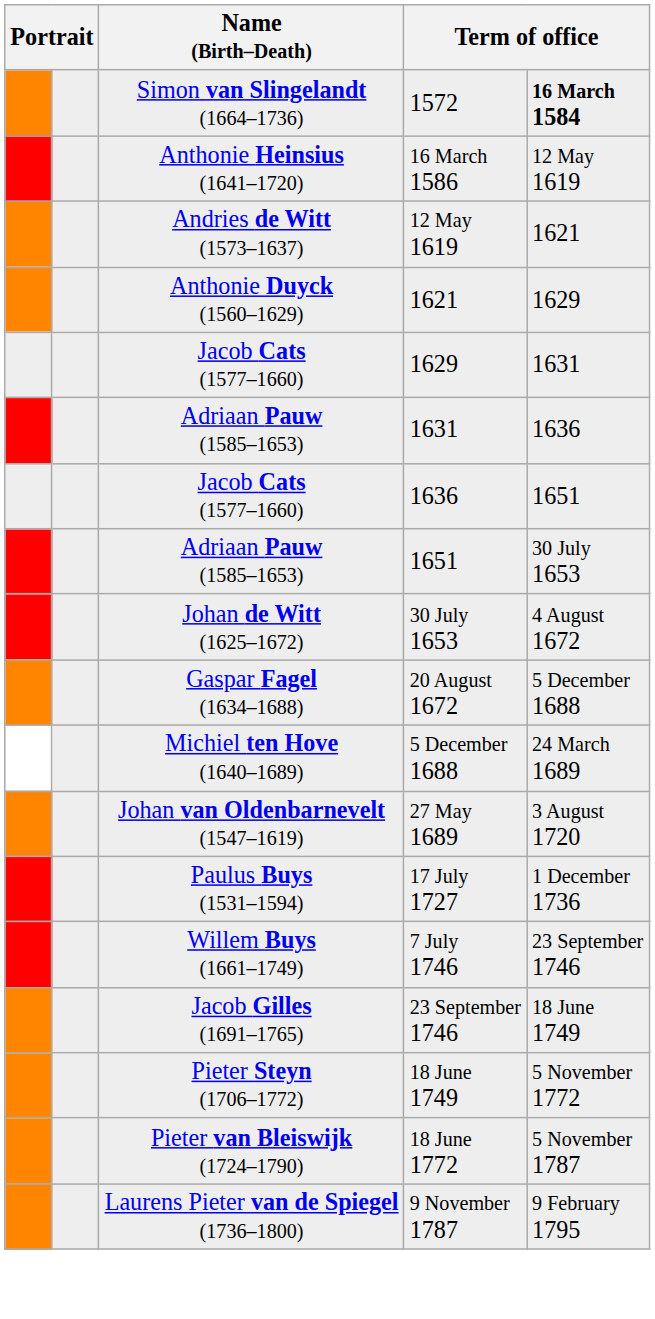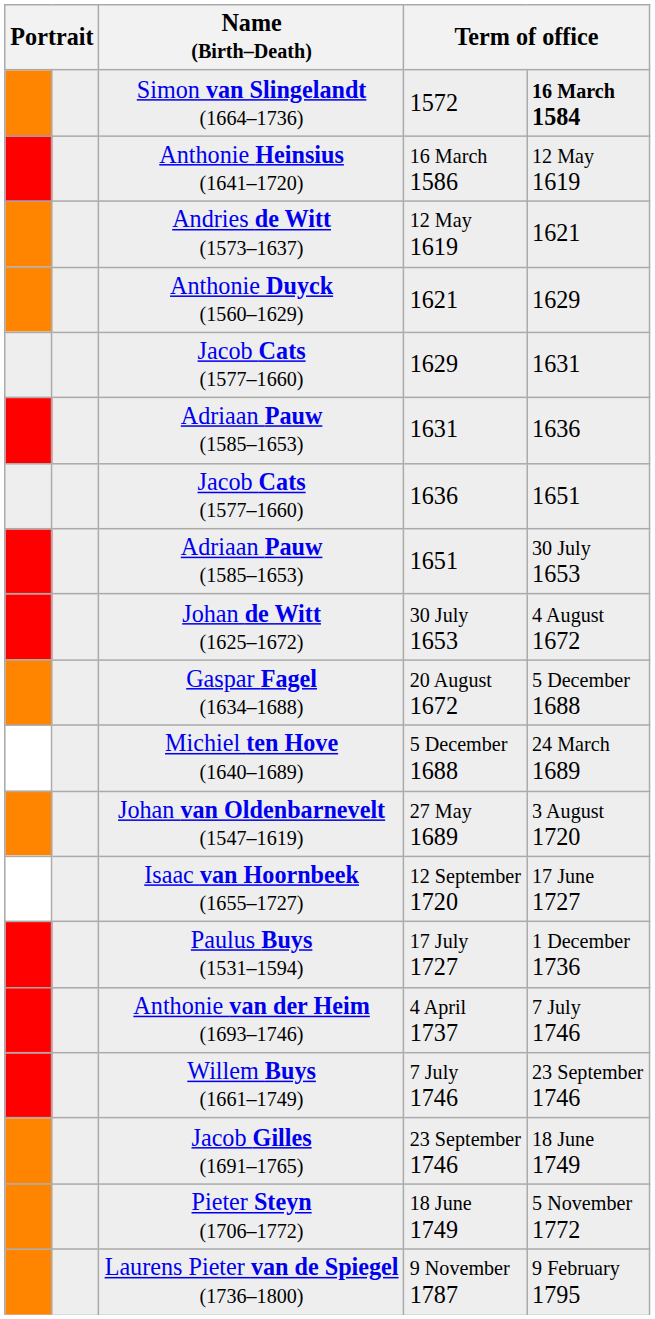+ row: (465, 890)
+ row: (438, 1021)
- row: (441, 1152)
